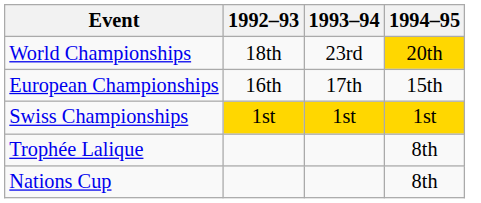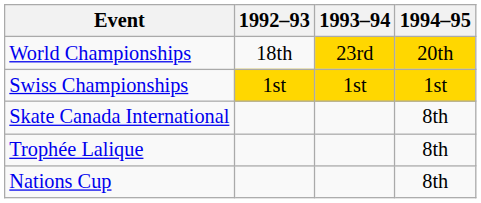(344, 52) no background -> (355, 52) gold background
- row: (114, 85)
+ row: (119, 117)
